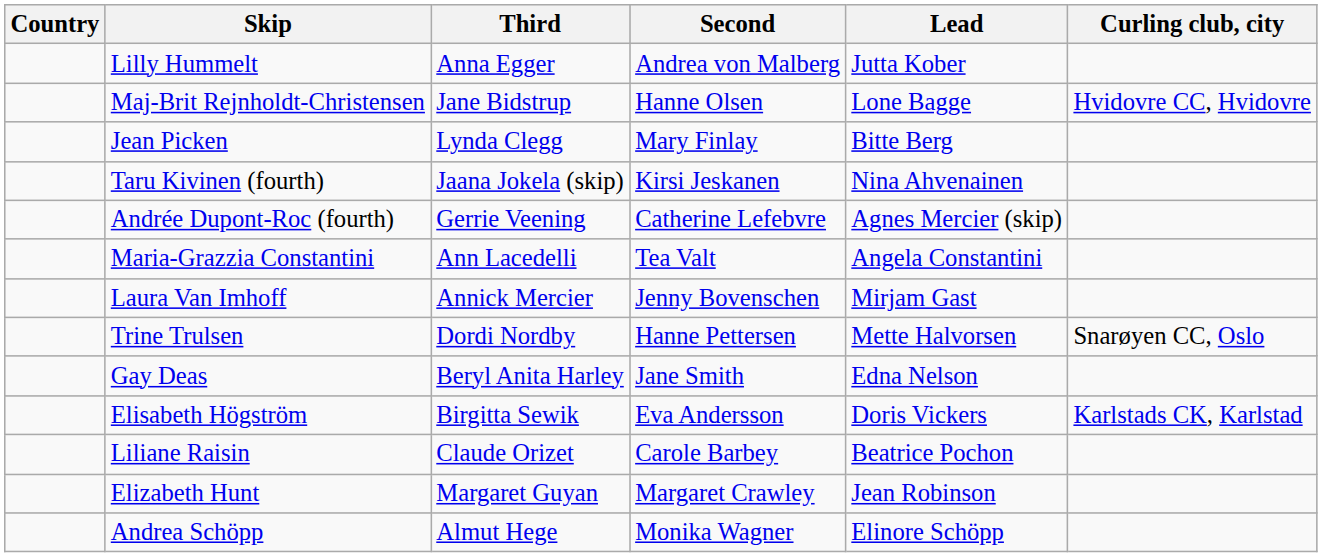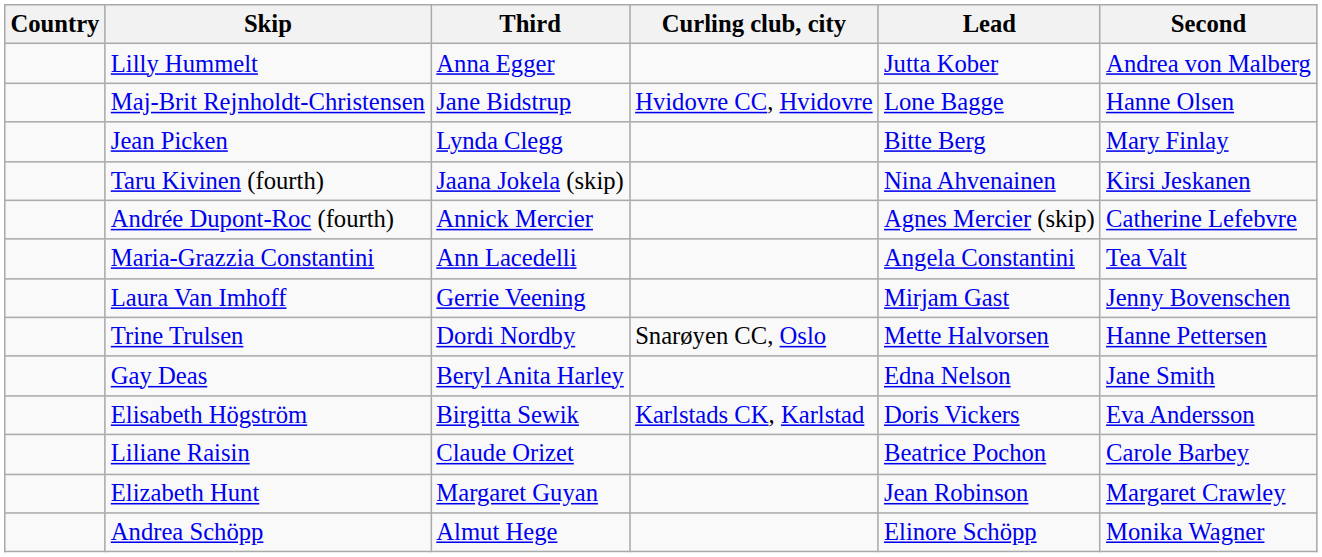columns swapped: (738, 24) <-> (1192, 24)
(511, 219) Gerrie Veening -> (515, 219) Annick Mercier
(515, 297) Annick Mercier -> (511, 297) Gerrie Veening
